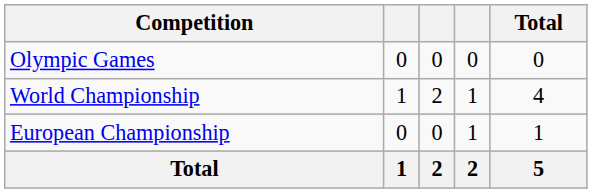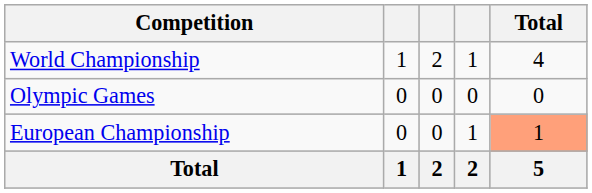rows swapped: (82, 59) <-> (105, 96)
(539, 132) no background -> (539, 132) lightsalmon background
